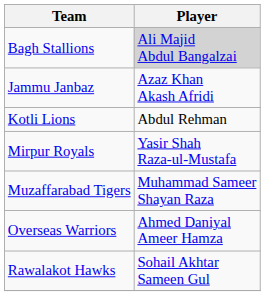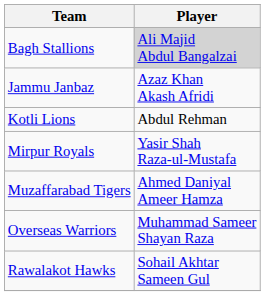(197, 190) Muhammad Sameer Shayan Raza -> (184, 190) Ahmed Daniyal Ameer Hamza
(184, 230) Ahmed Daniyal Ameer Hamza -> (197, 230) Muhammad Sameer Shayan Raza
